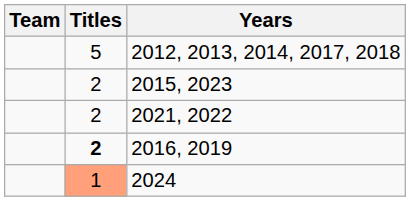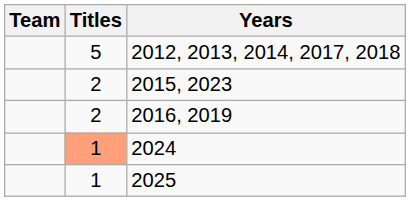- row: (182, 116)
(96, 148) bold -> (96, 116) normal
+ row: (154, 180)
